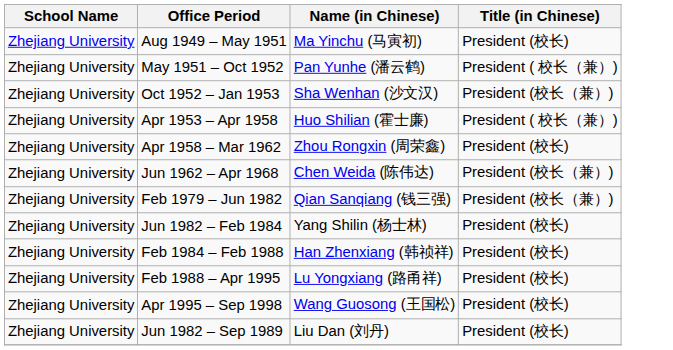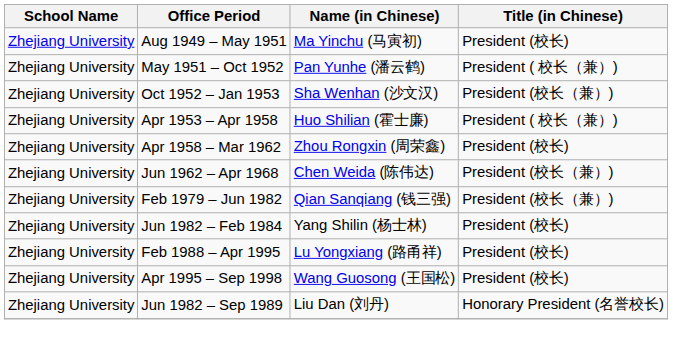- row: (212, 252)
(515, 331) President (校长) -> (563, 304) Honorary President (名誉校长)
